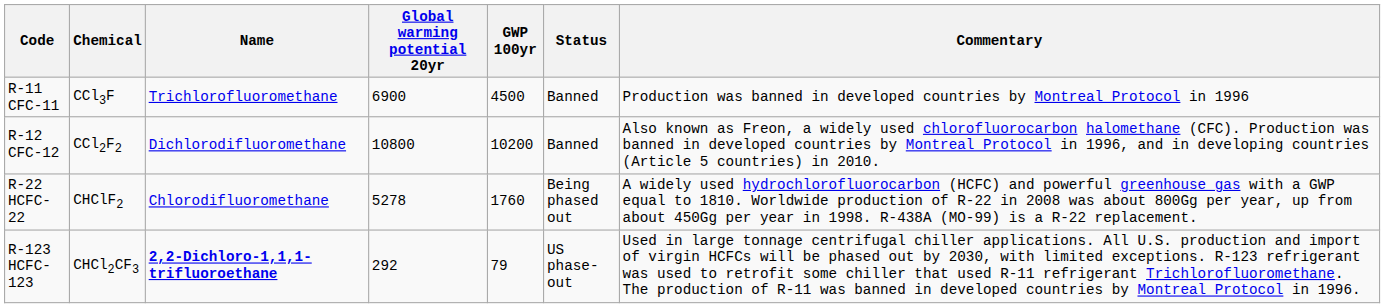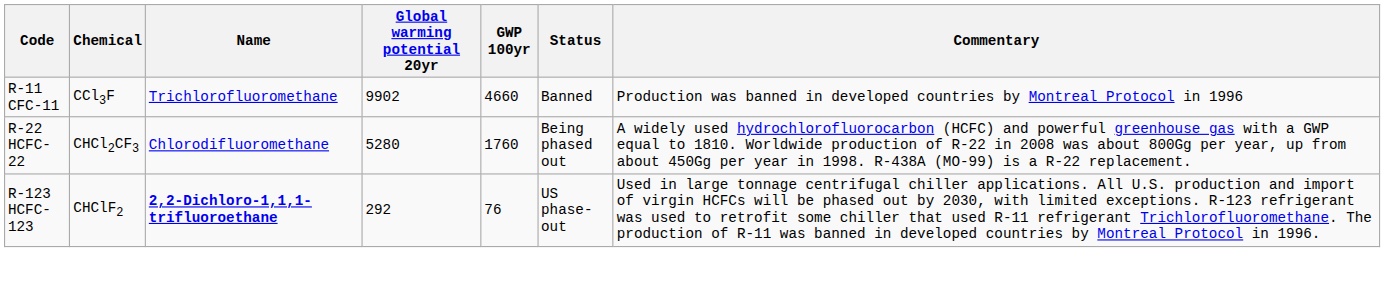(389, 97) 6900 -> (383, 97) 9902
(508, 97) 4500 -> (501, 97) 4660
- row: (34, 145)
(98, 202) CHClF2 -> (106, 145) CHCl2CF3
(389, 202) 5278 -> (383, 145) 5280
(106, 266) CHCl2CF3 -> (98, 210) CHClF2
(499, 266) 79 -> (493, 210) 76
